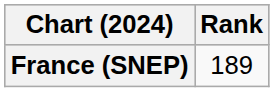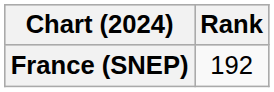(232, 65) 189 -> (232, 65) 192
